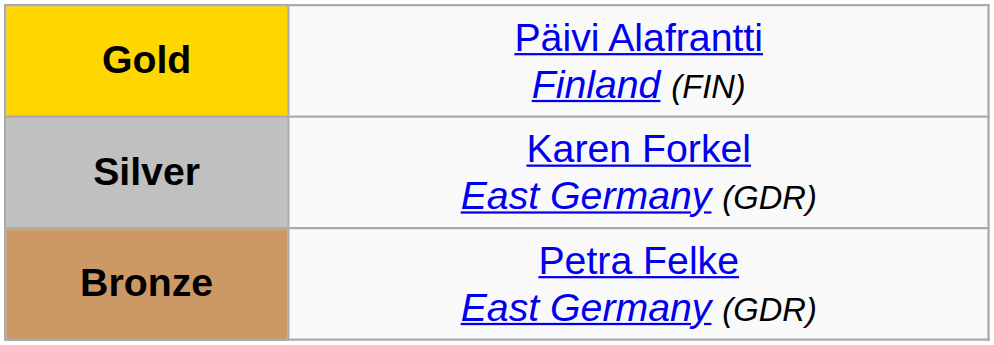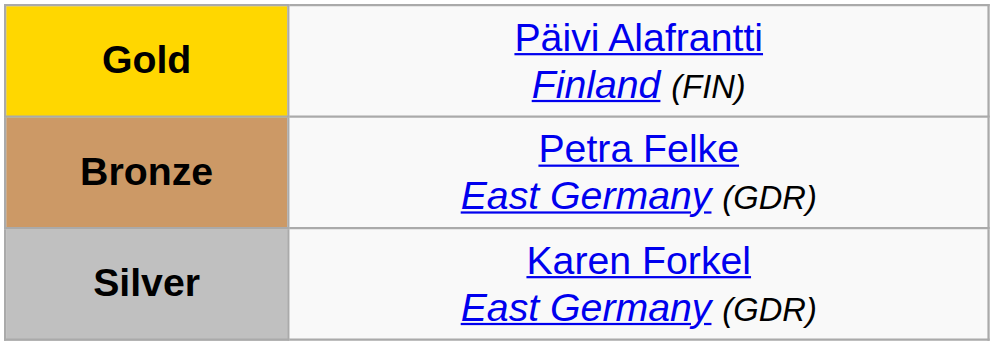rows swapped: (147, 171) <-> (147, 283)
